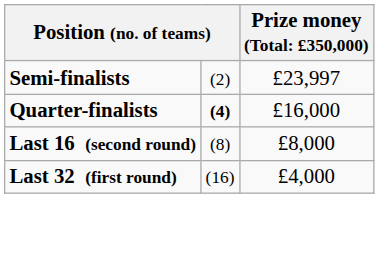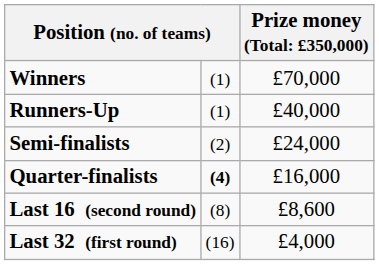+ row: (47, 77)
+ row: (64, 110)
(306, 77) £23,997 -> (306, 143) £24,000
(306, 143) £8,000 -> (306, 209) £8,600
